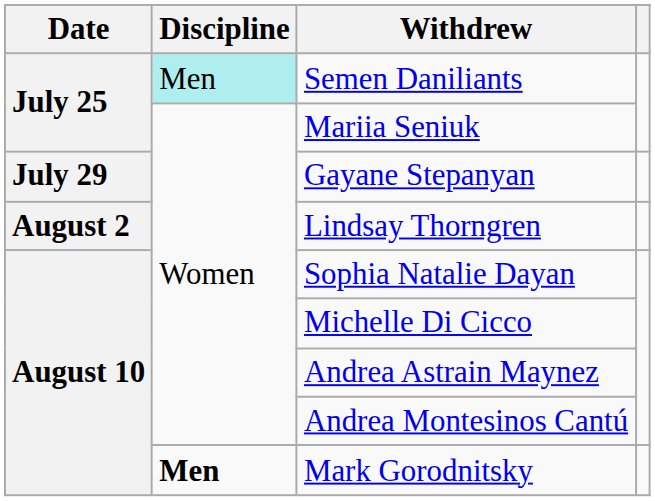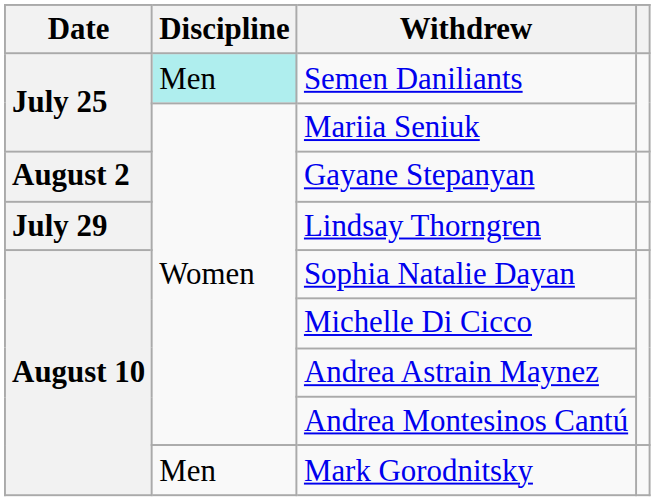(60, 175) July 29 -> (71, 175) August 2
(71, 224) August 2 -> (60, 224) July 29
(189, 469) bold -> (188, 469) normal
